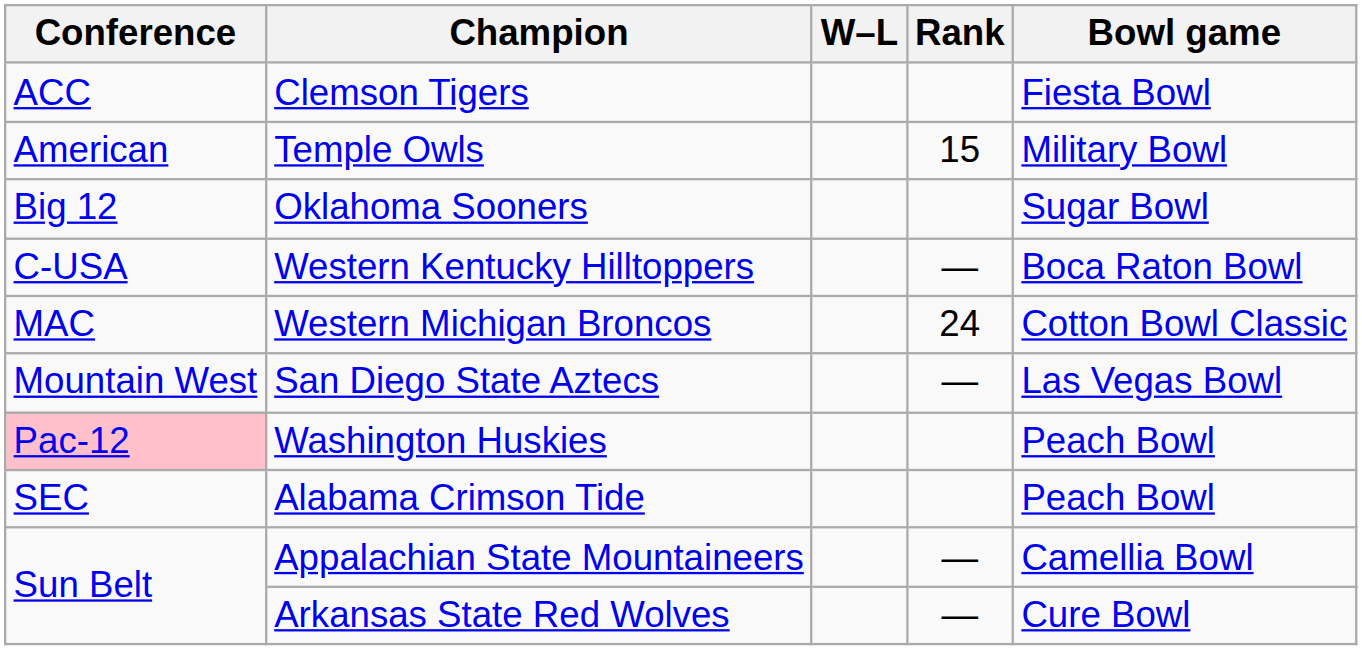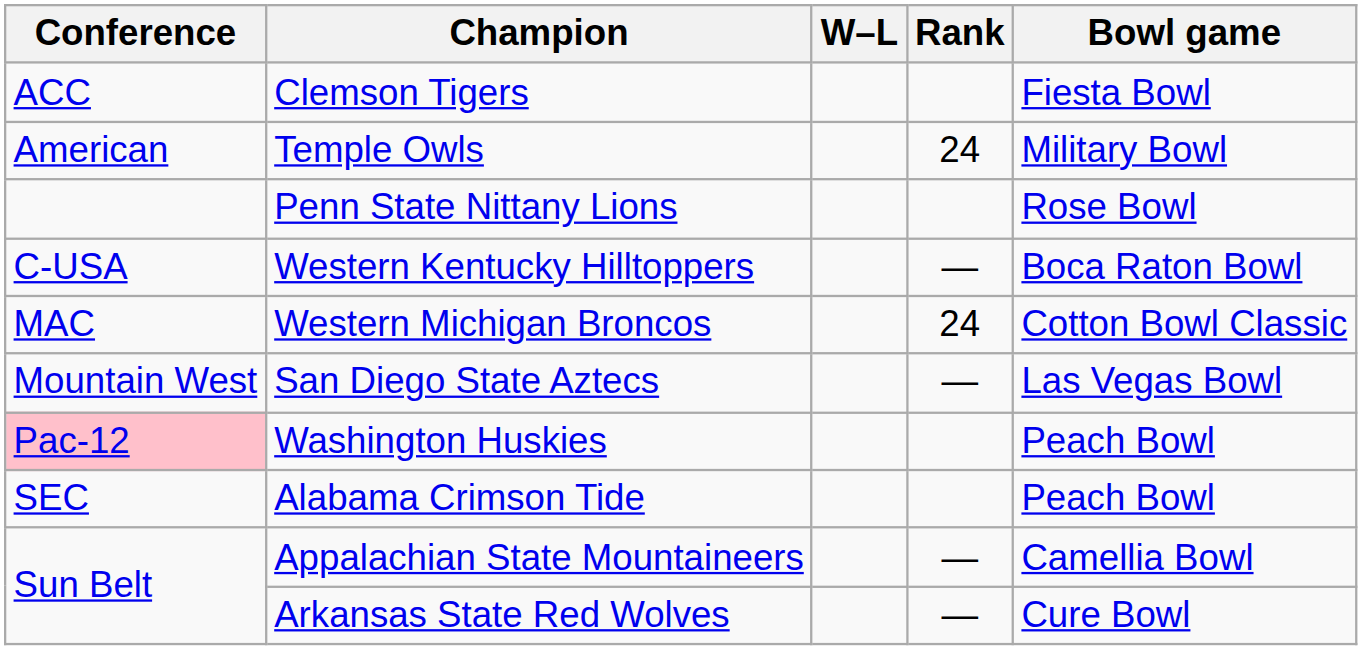(960, 149) 15 -> (960, 149) 24
+ row: (476, 207)
- row: (431, 207)
